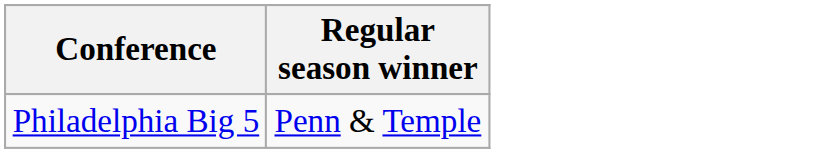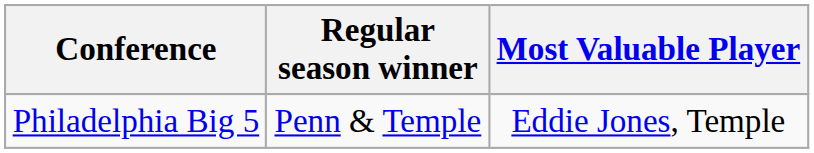+ column: (648, 49)
